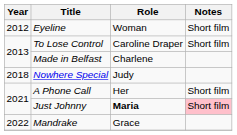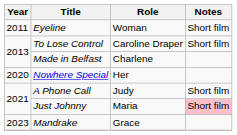(18, 28) 2012 -> (17, 28) 2011
(18, 75) 2018 -> (18, 75) 2020
(123, 75) Judy -> (121, 75) Her
(121, 91) Her -> (123, 91) Judy
(126, 106) bold -> (125, 106) normal
(18, 122) 2022 -> (18, 122) 2023
